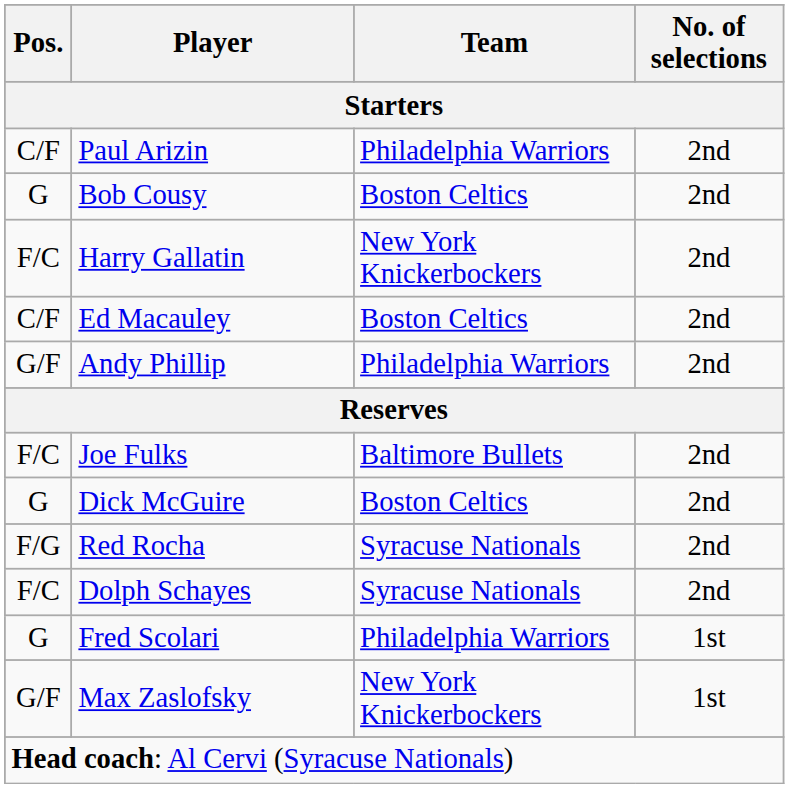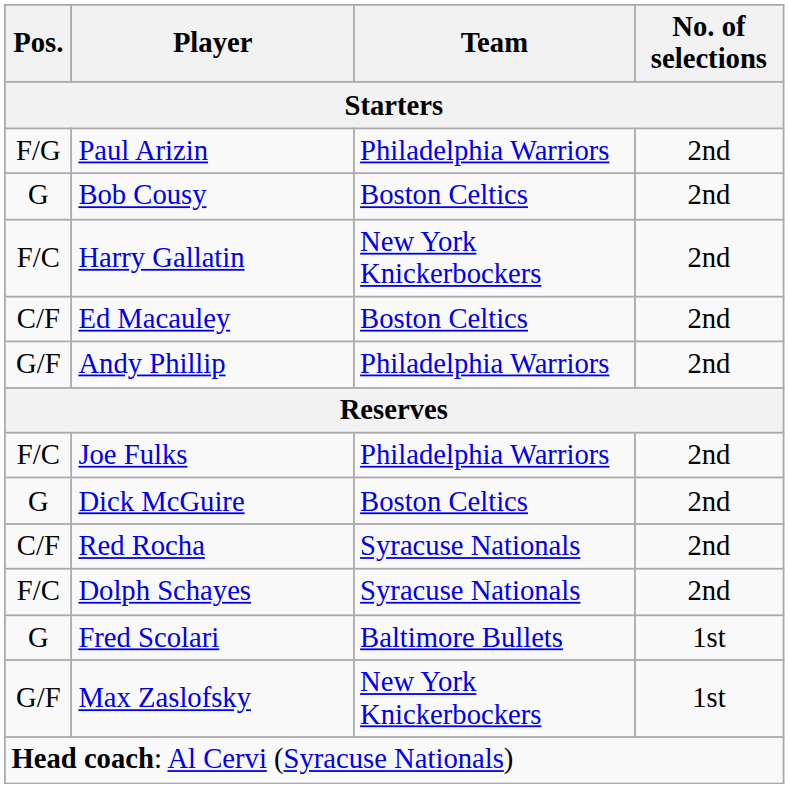(38, 150) C/F -> (38, 150) F/G
(462, 455) Baltimore Bullets -> (485, 455) Philadelphia Warriors
(38, 545) F/G -> (38, 545) C/F
(485, 636) Philadelphia Warriors -> (462, 636) Baltimore Bullets
